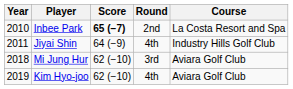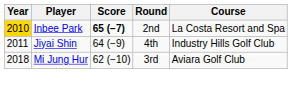(18, 28) no background -> (18, 28) gold background
- row: (61, 76)
